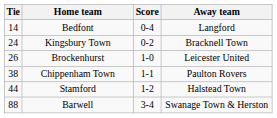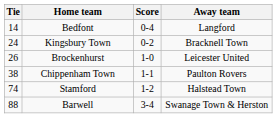(13, 89) 44 -> (13, 89) 74
